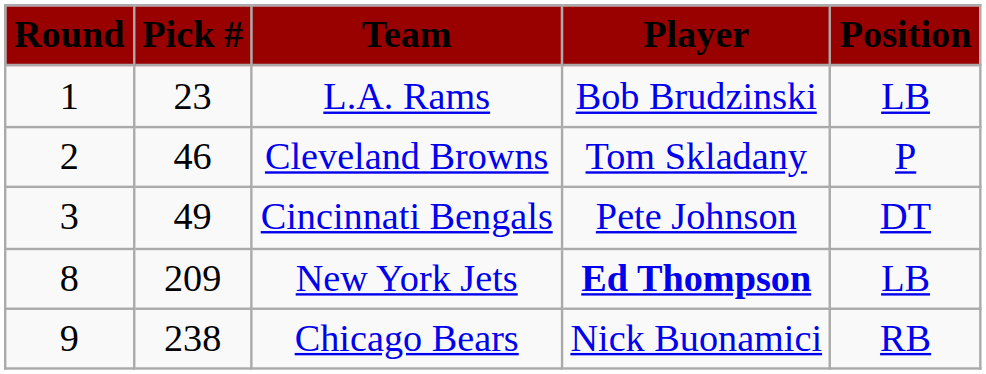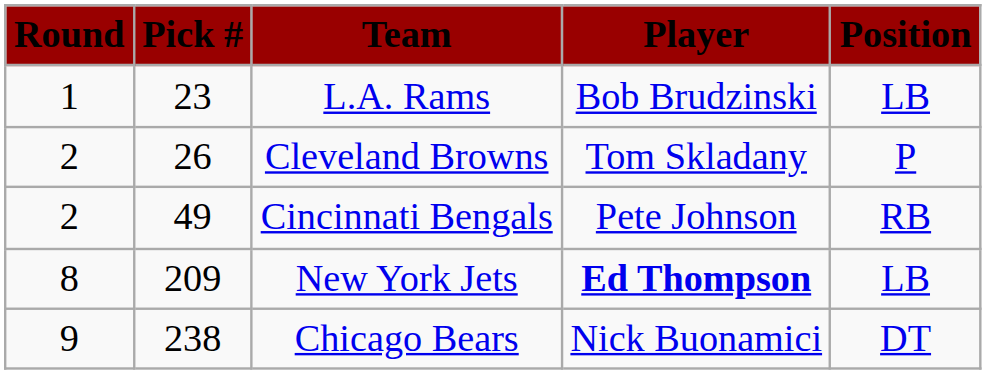(193, 156) 46 -> (193, 156) 26
(69, 216) 3 -> (69, 216) 2
(906, 216) DT -> (906, 216) RB
(906, 338) RB -> (906, 338) DT
